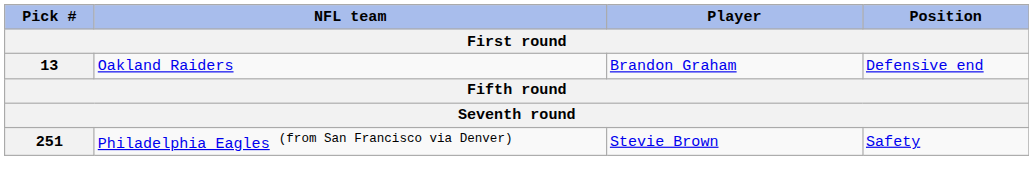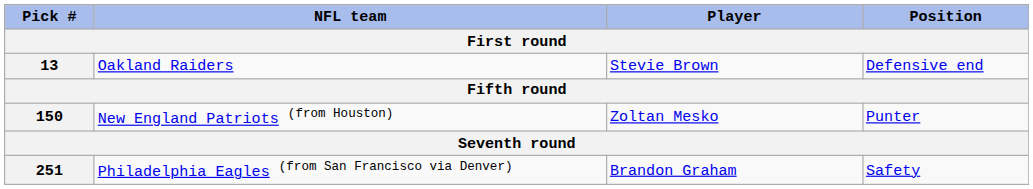(673, 66) Brandon Graham -> (664, 66) Stevie Brown
+ row: (49, 117)
(664, 142) Stevie Brown -> (673, 170) Brandon Graham
